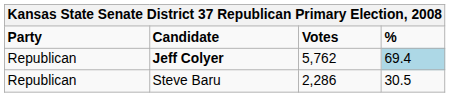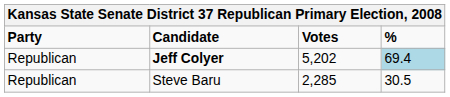(319, 59) 5,762 -> (319, 59) 5,202
(319, 80) 2,286 -> (319, 80) 2,285
